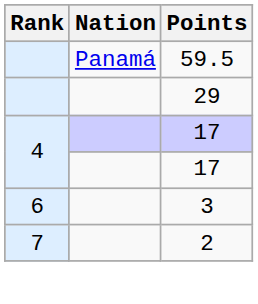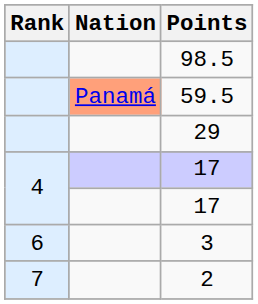+ row: (37, 60)
(115, 60) no background -> (115, 97) lightsalmon background
